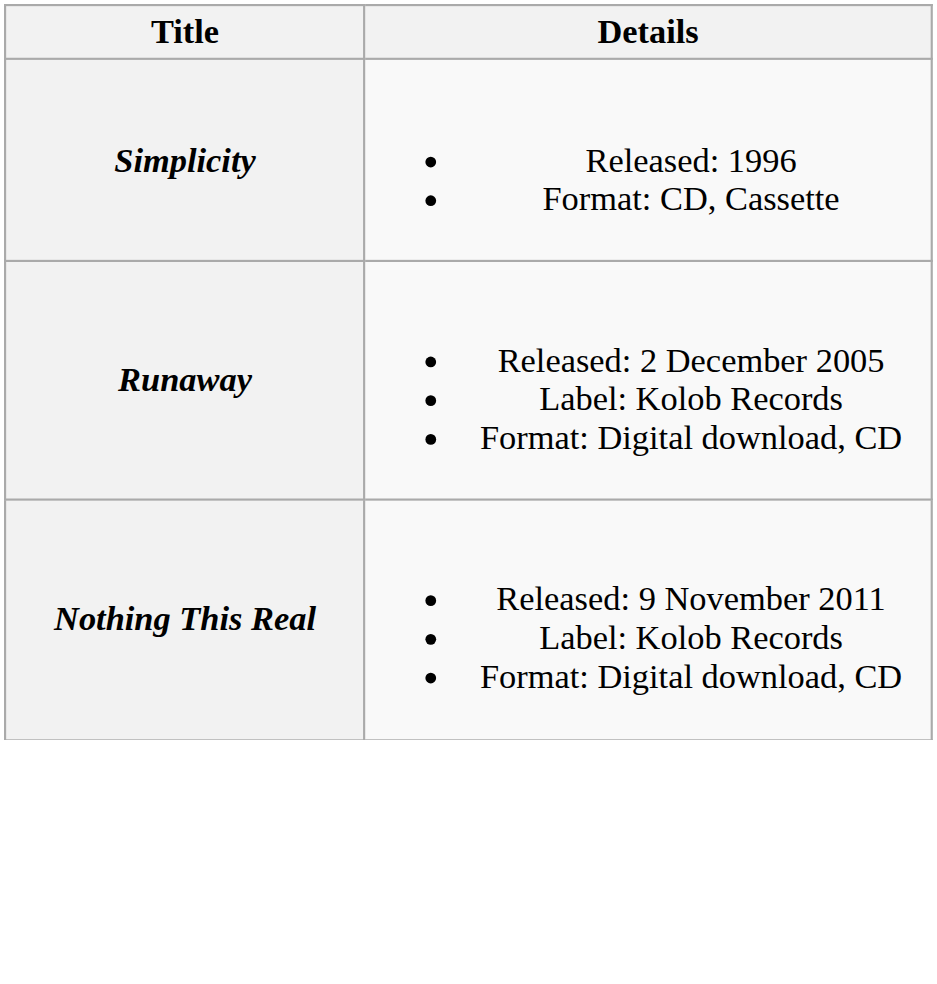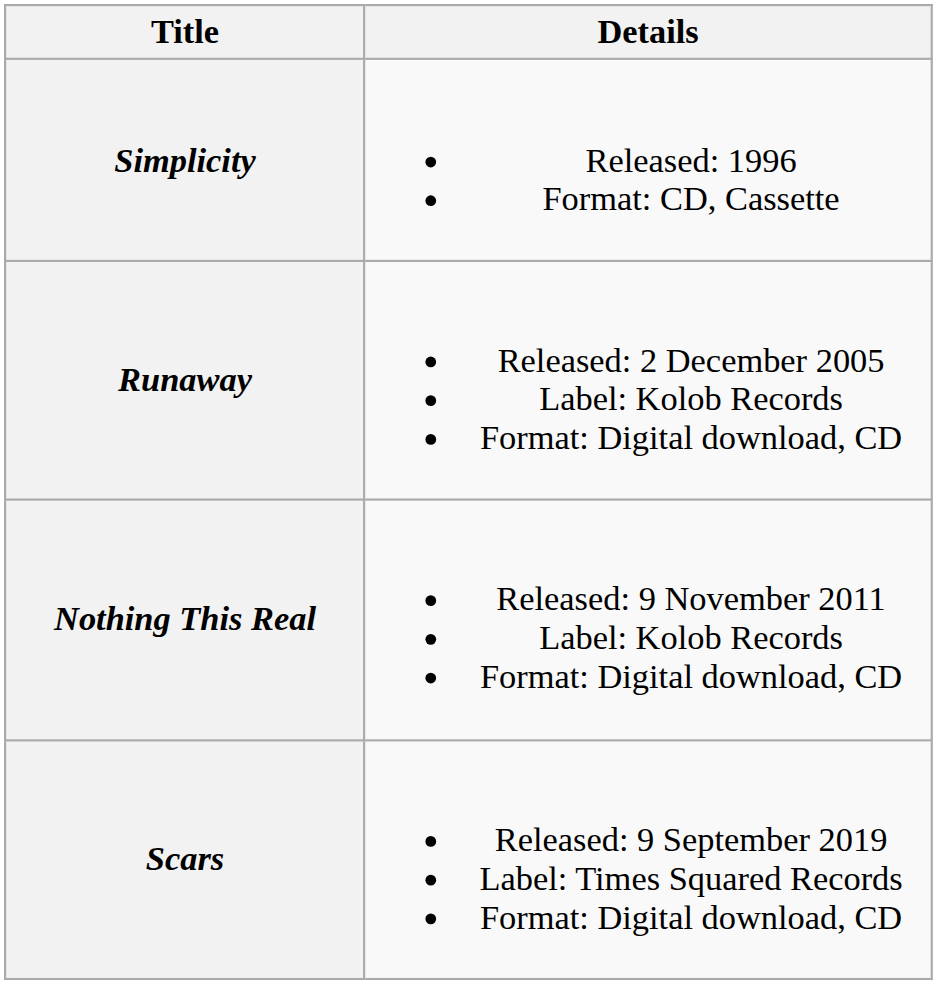+ row: (185, 858)
